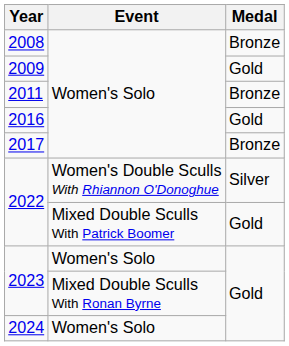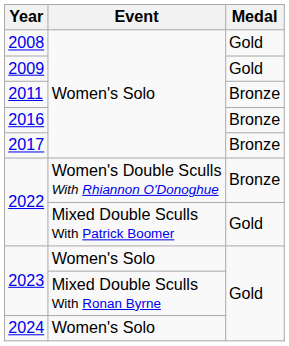(255, 42) Bronze -> (246, 42) Gold
(246, 119) Gold -> (255, 119) Bronze
(249, 180) Silver -> (255, 180) Bronze
